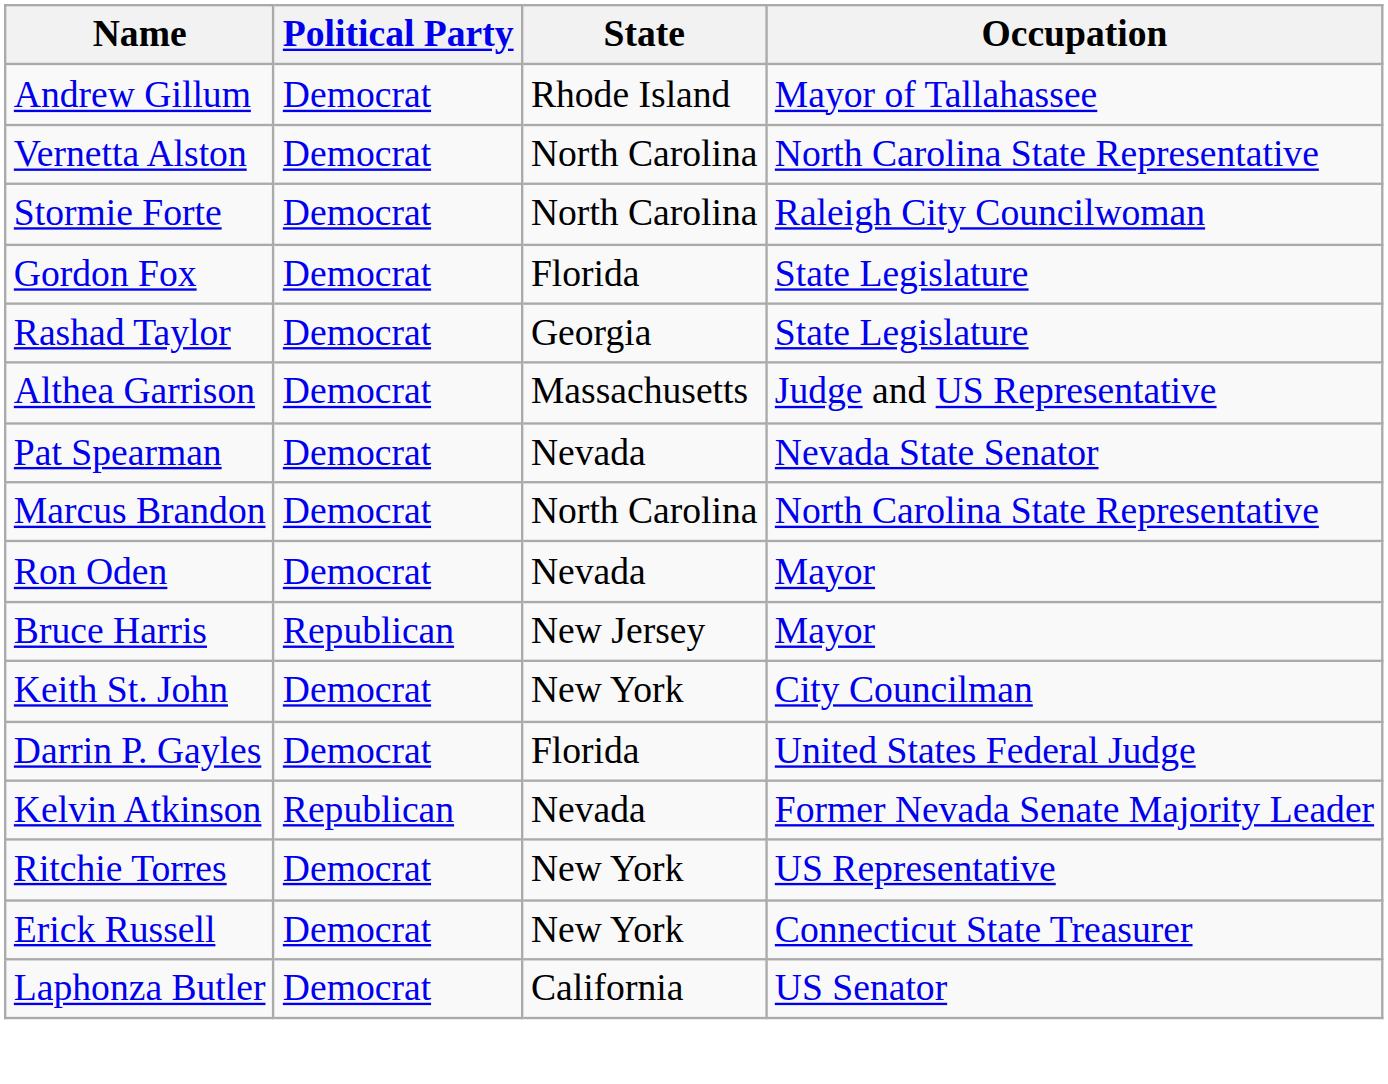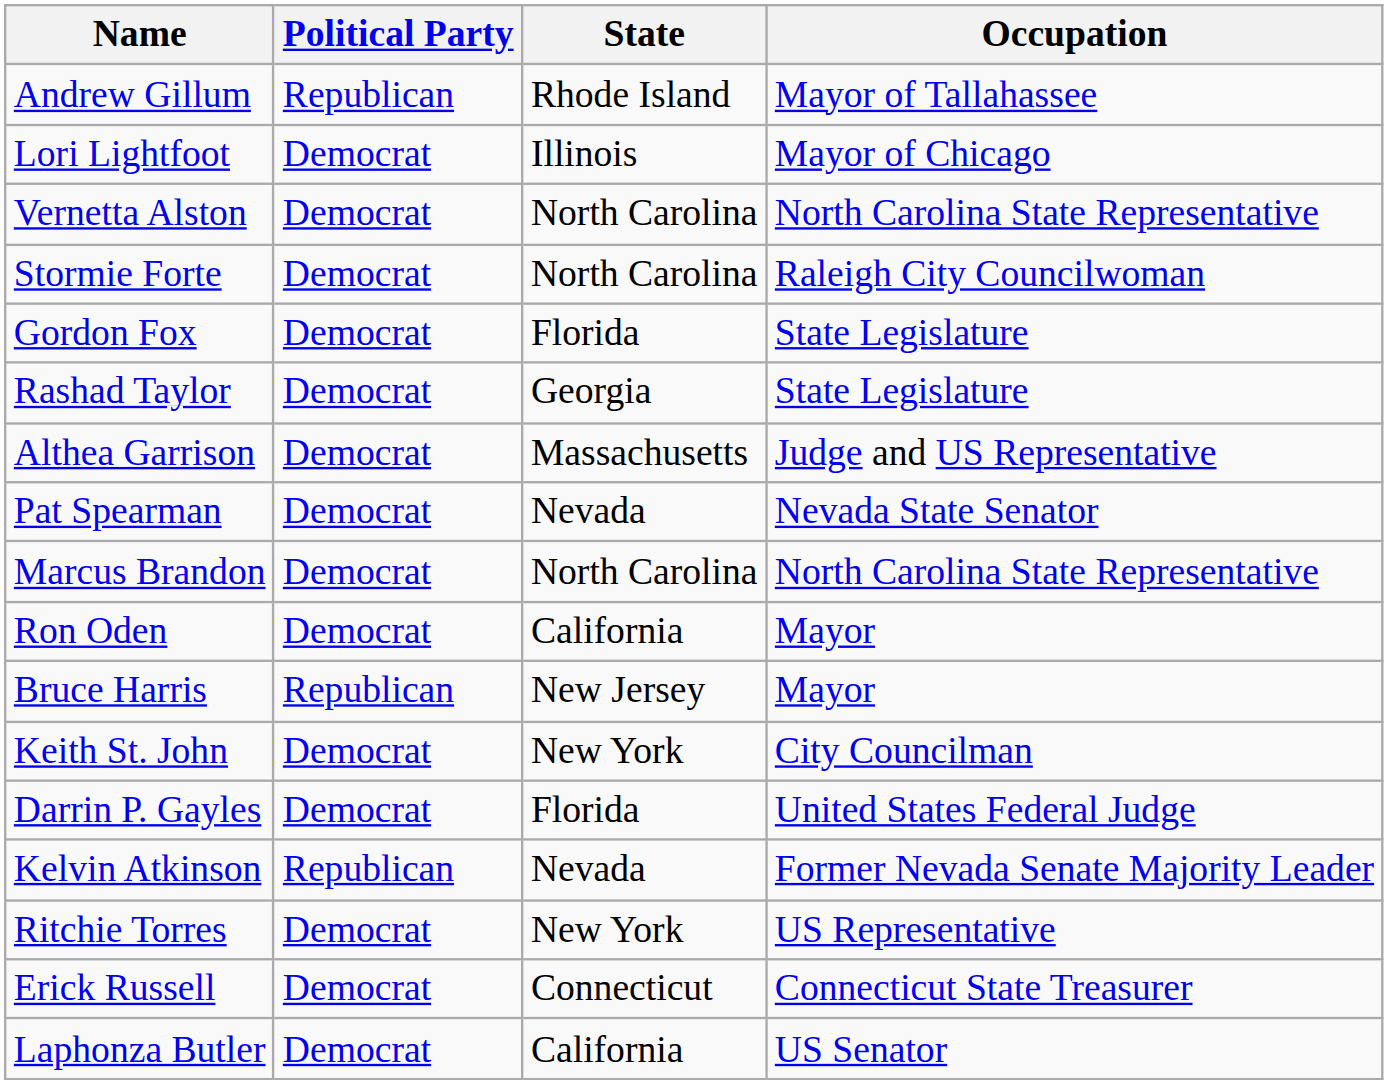(357, 93) Democrat -> (368, 93) Republican
+ row: (122, 153)
(588, 570) Nevada -> (607, 630) California
(607, 928) New York -> (622, 988) Connecticut
